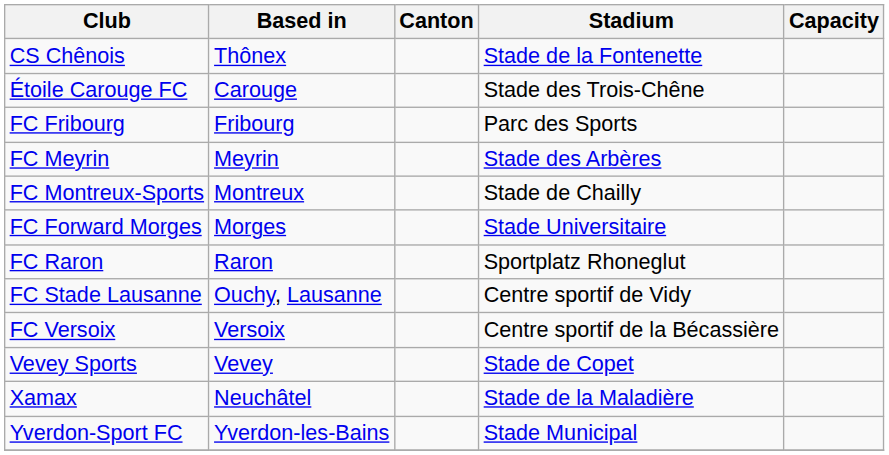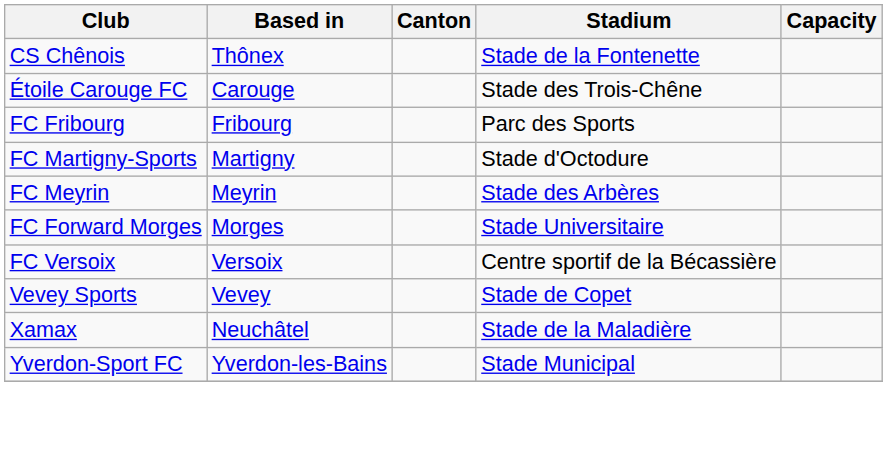+ row: (103, 158)
- row: (107, 192)
- row: (56, 261)
- row: (106, 295)
